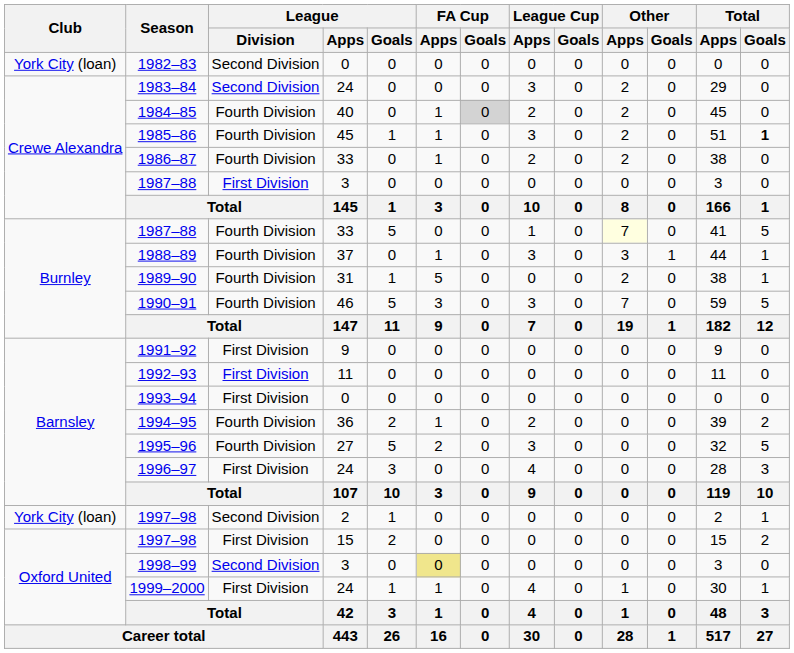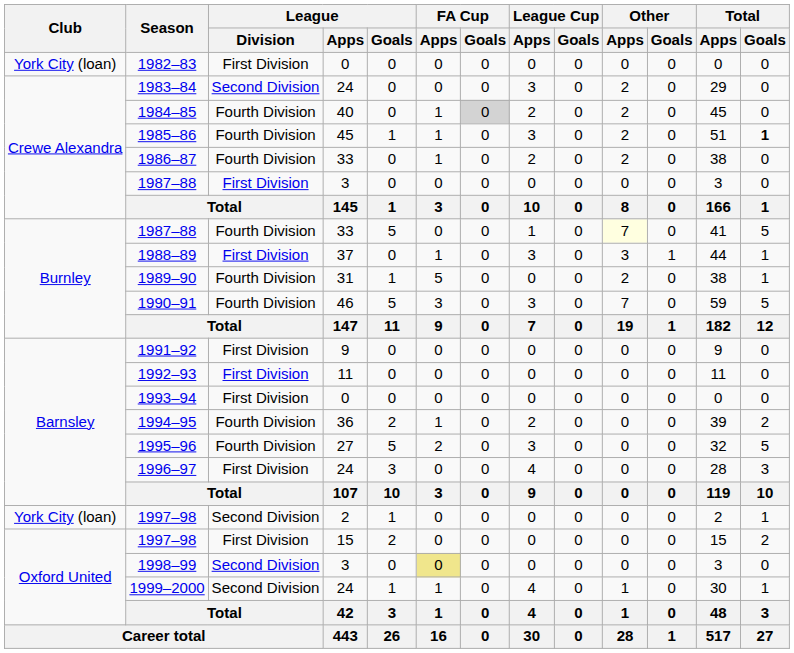(266, 64) Second Division -> (266, 64) First Division
(266, 254) Fourth Division -> (266, 254) First Division
(266, 588) First Division -> (266, 588) Second Division
